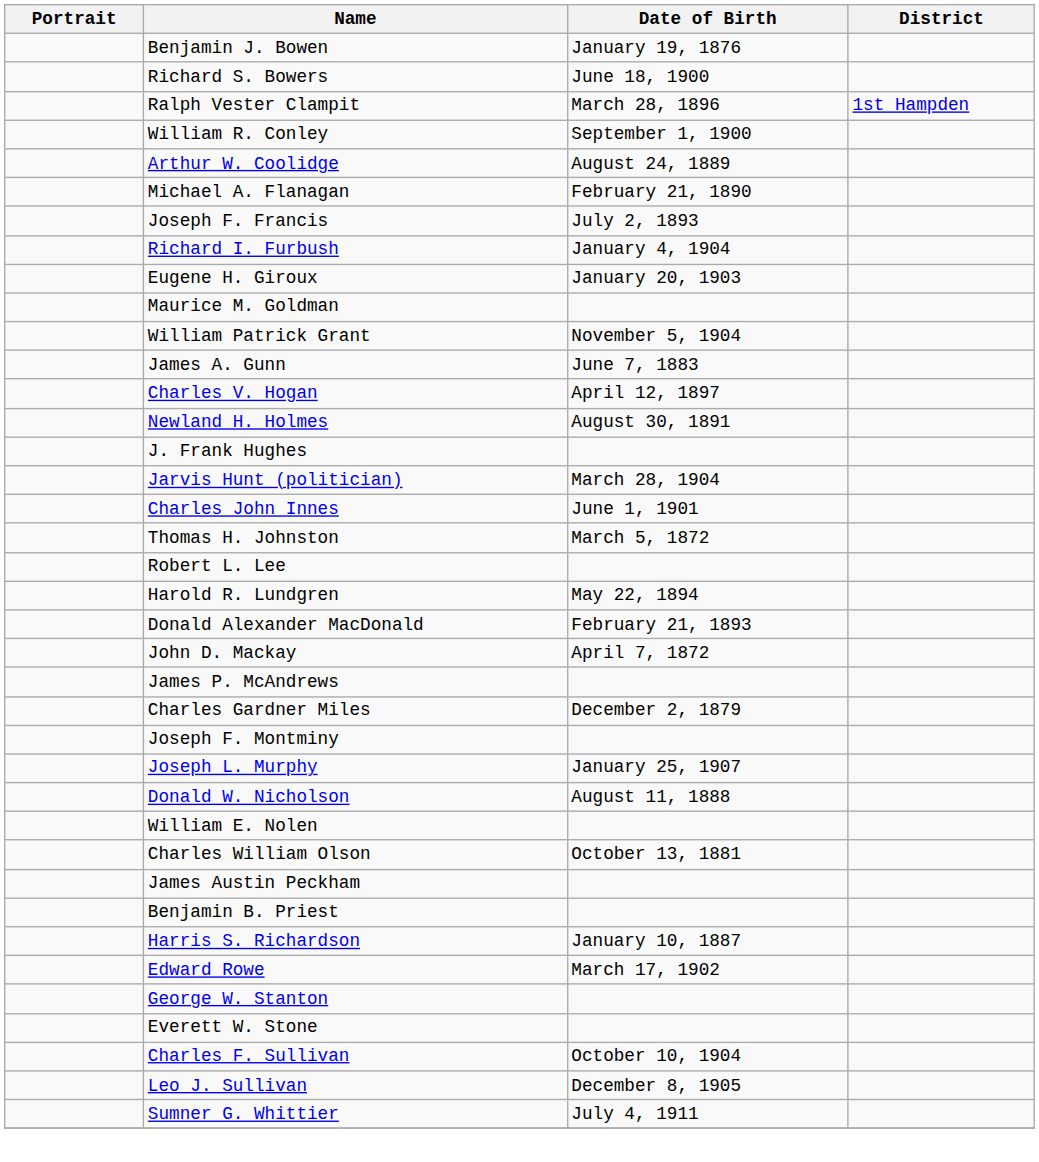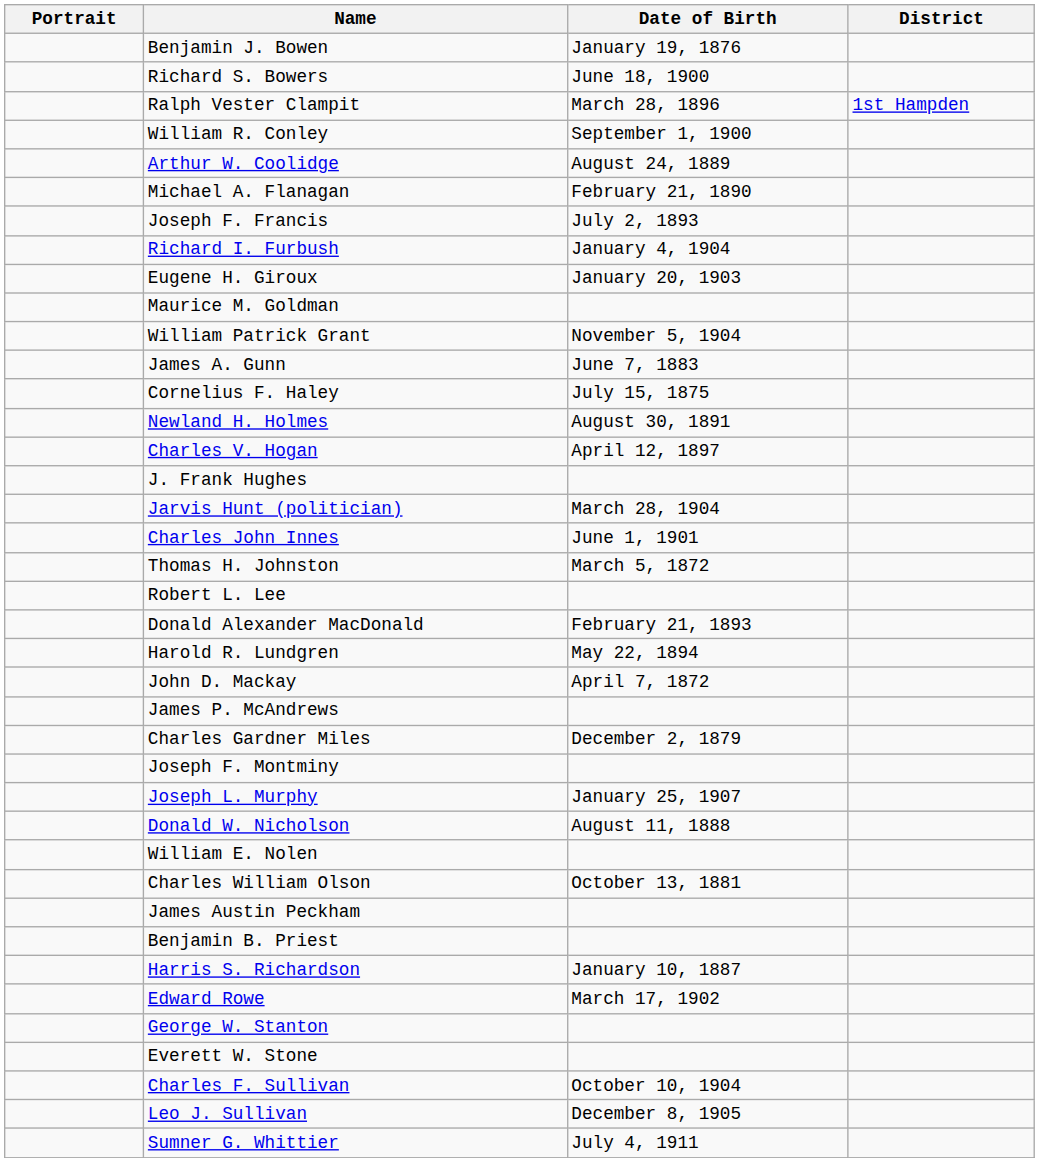+ row: (243, 394)
rows swapped: (233, 394) <-> (238, 422)
rows swapped: (243, 595) <-> (286, 624)
